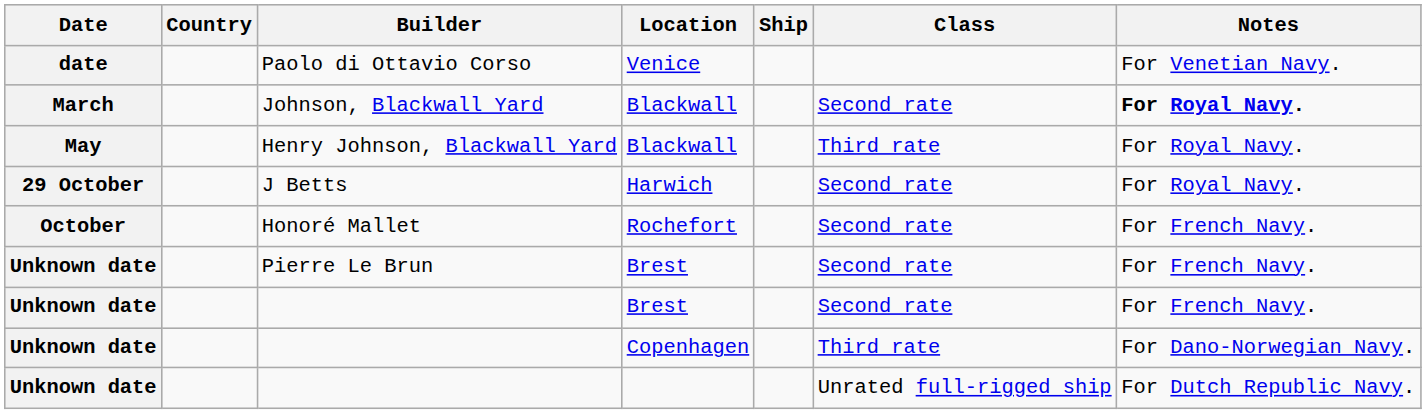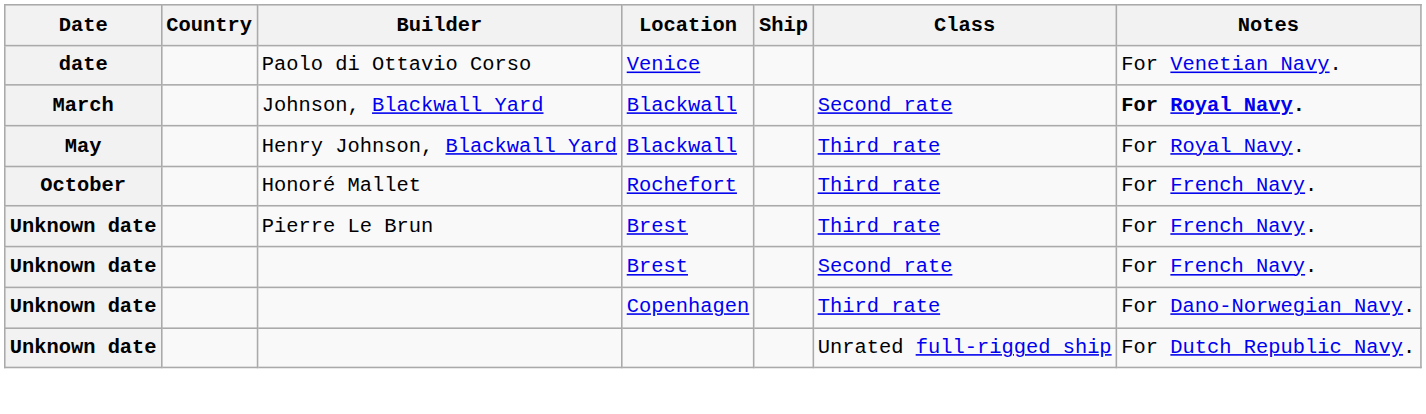- row: (305, 186)
(885, 226) Second rate -> (879, 186) Third rate
(885, 267) Second rate -> (879, 226) Third rate
